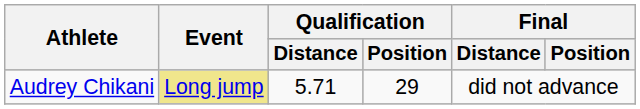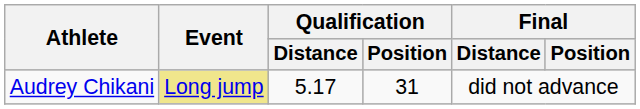(316, 87) 5.71 -> (316, 87) 5.17
(407, 87) 29 -> (407, 87) 31
